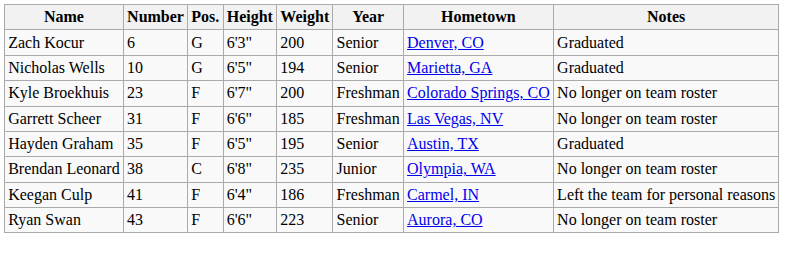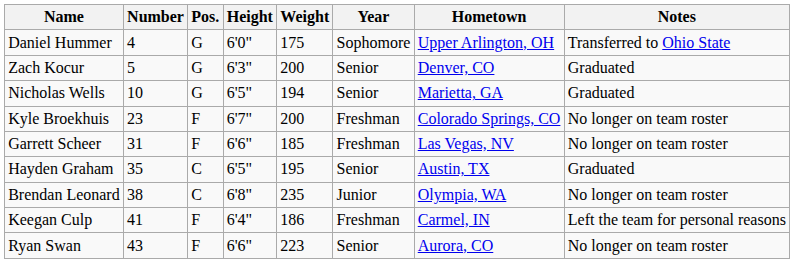+ row: (60, 42)
(131, 42) 6 -> (131, 67) 5
(196, 144) F -> (197, 169) C
